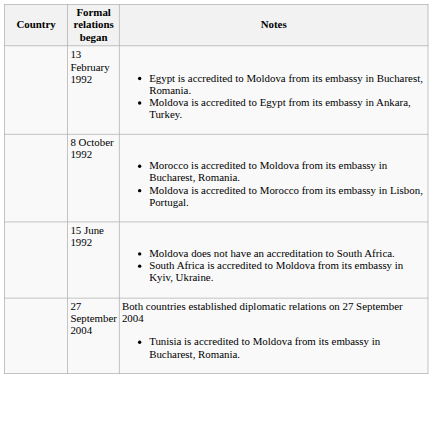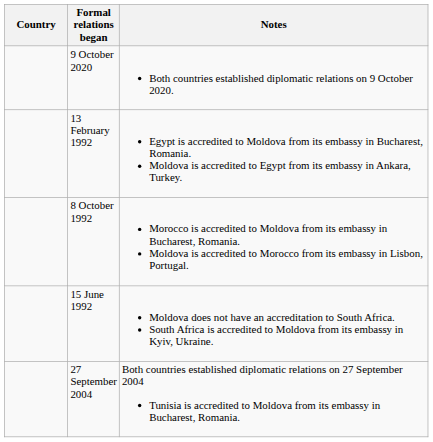+ row: (92, 60)
